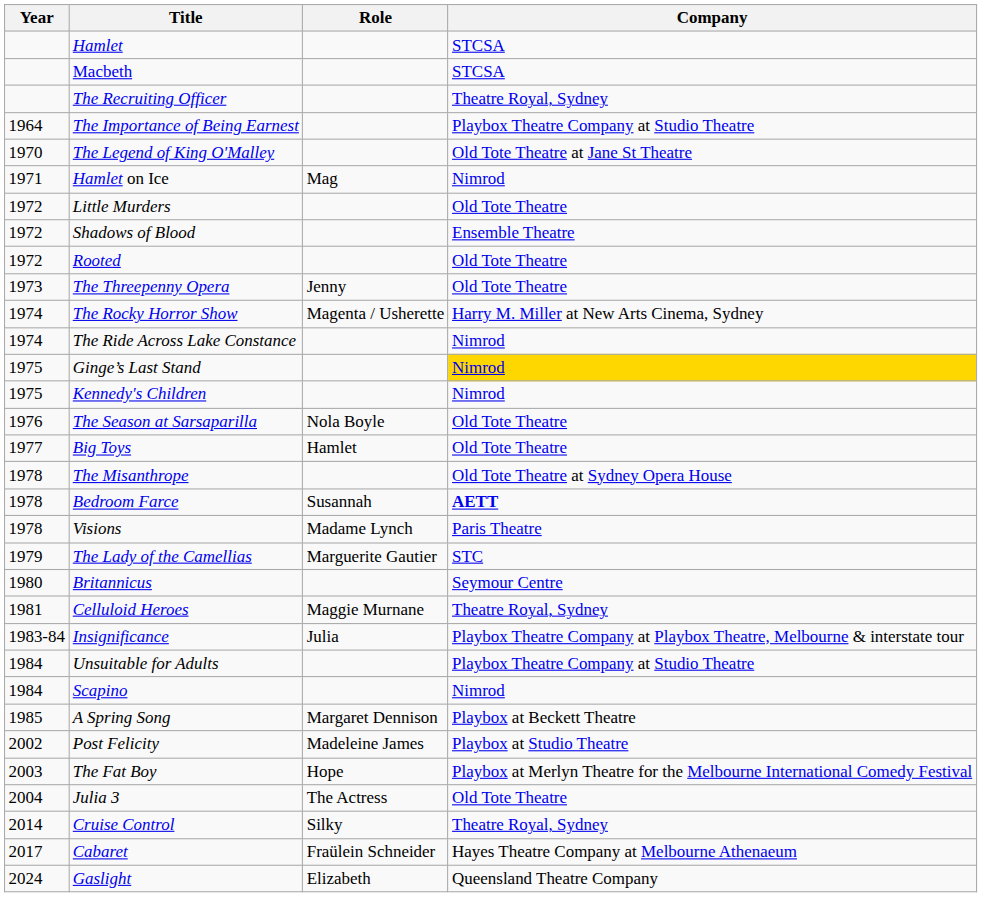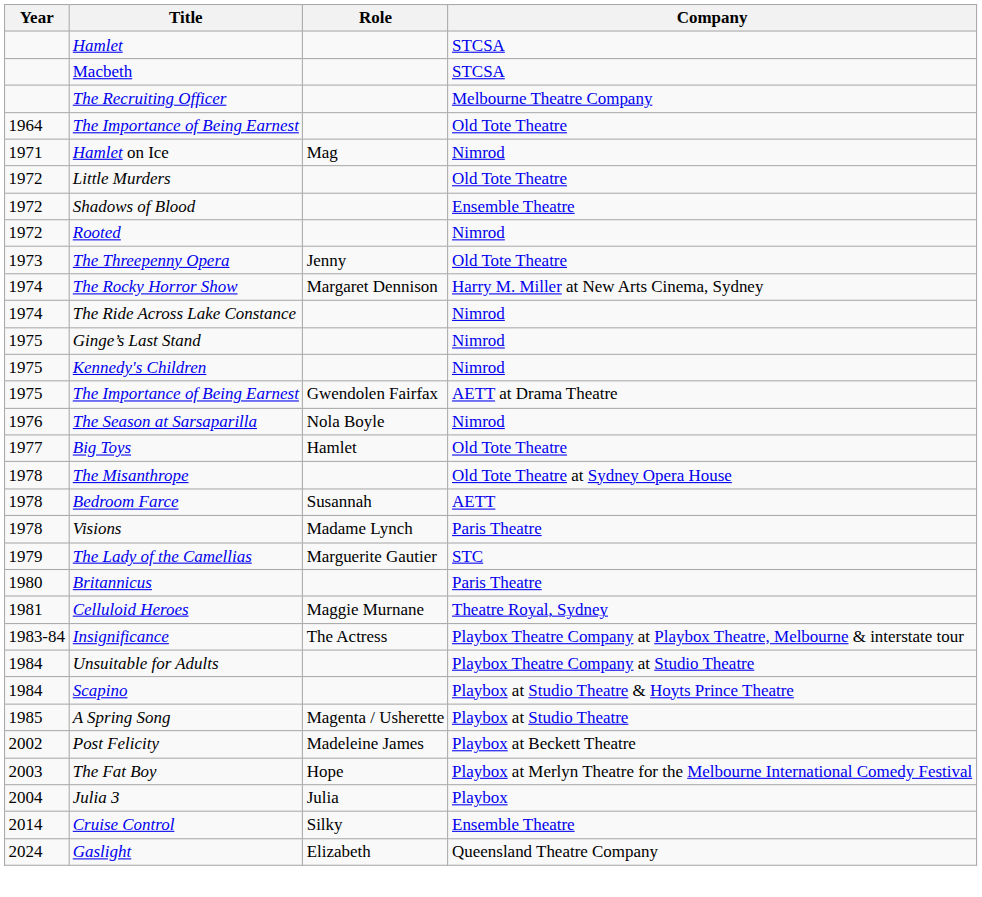(530, 98) Theatre Royal, Sydney -> (552, 98) Melbourne Theatre Company
(603, 125) Playbox Theatre Company at Studio Theatre -> (510, 125) Old Tote Theatre
- row: (25, 152)
(510, 260) Old Tote Theatre -> (478, 233) Nimrod
(375, 313) Magenta / Usherette -> (372, 286) Margaret Dennison
(478, 367) gold background -> (478, 340) no background
+ row: (25, 394)
(510, 421) Old Tote Theatre -> (478, 421) Nimrod
(475, 502) bold -> (474, 502) normal
(507, 582) Seymour Centre -> (497, 582) Paris Theatre
(323, 636) Julia -> (347, 636) The Actress
(478, 690) Nimrod -> (623, 690) Playbox at Studio Theatre & Hoyts Prince Theatre
(372, 717) Margaret Dennison -> (375, 717) Magenta / Usherette
(544, 717) Playbox at Beckett Theatre -> (540, 717) Playbox at Studio Theatre
(540, 744) Playbox at Studio Theatre -> (544, 744) Playbox at Beckett Theatre
(347, 797) The Actress -> (323, 797) Julia
(510, 797) Old Tote Theatre -> (480, 797) Playbox
(530, 824) Theatre Royal, Sydney -> (513, 824) Ensemble Theatre
- row: (25, 851)
